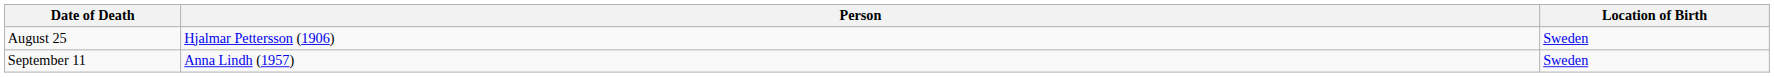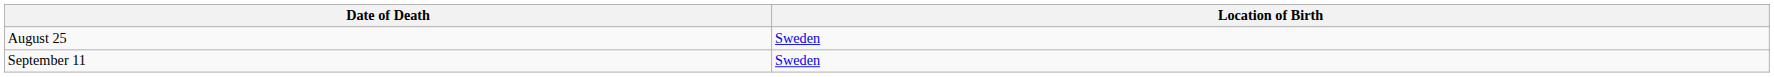- column: (860, 15)
